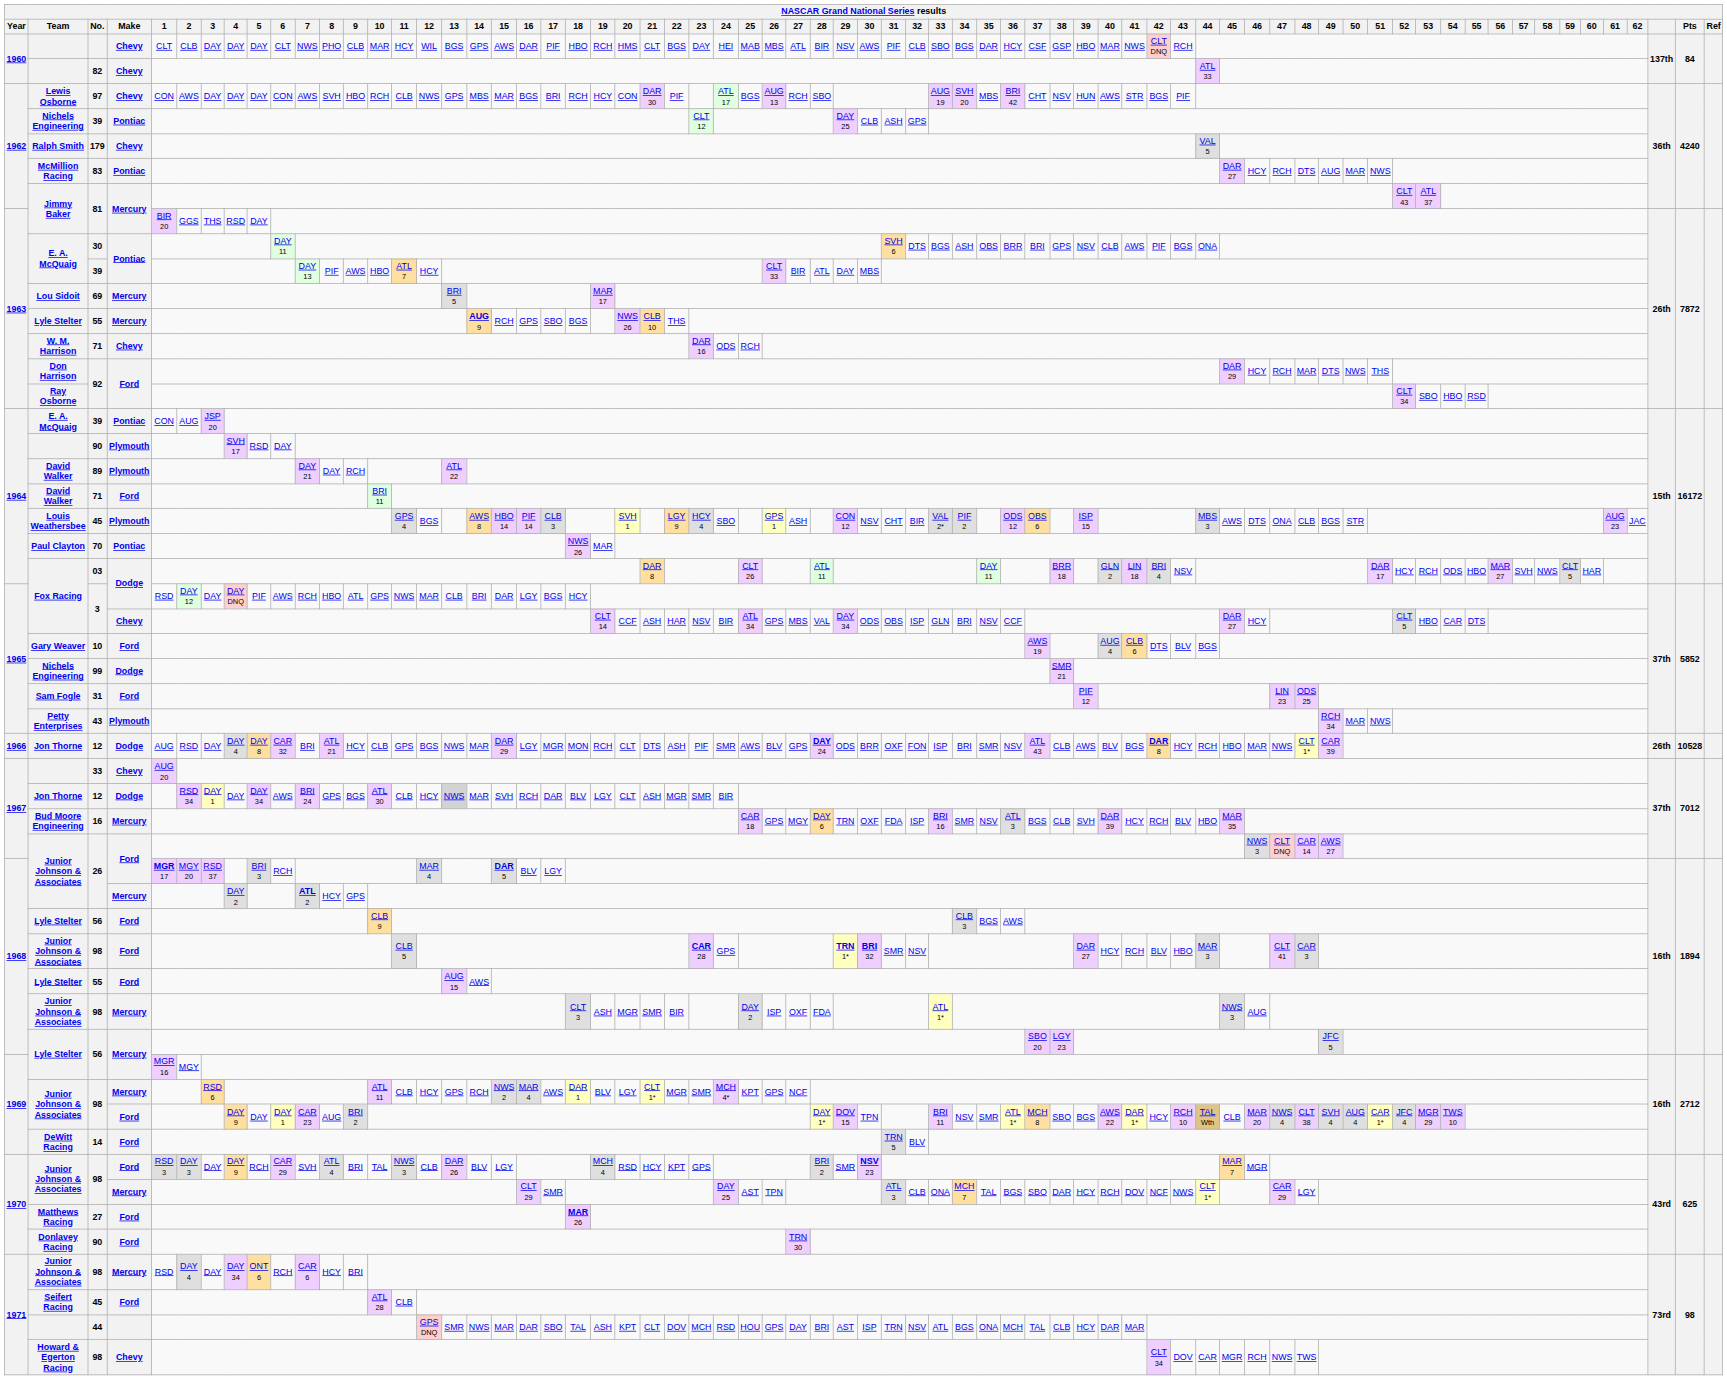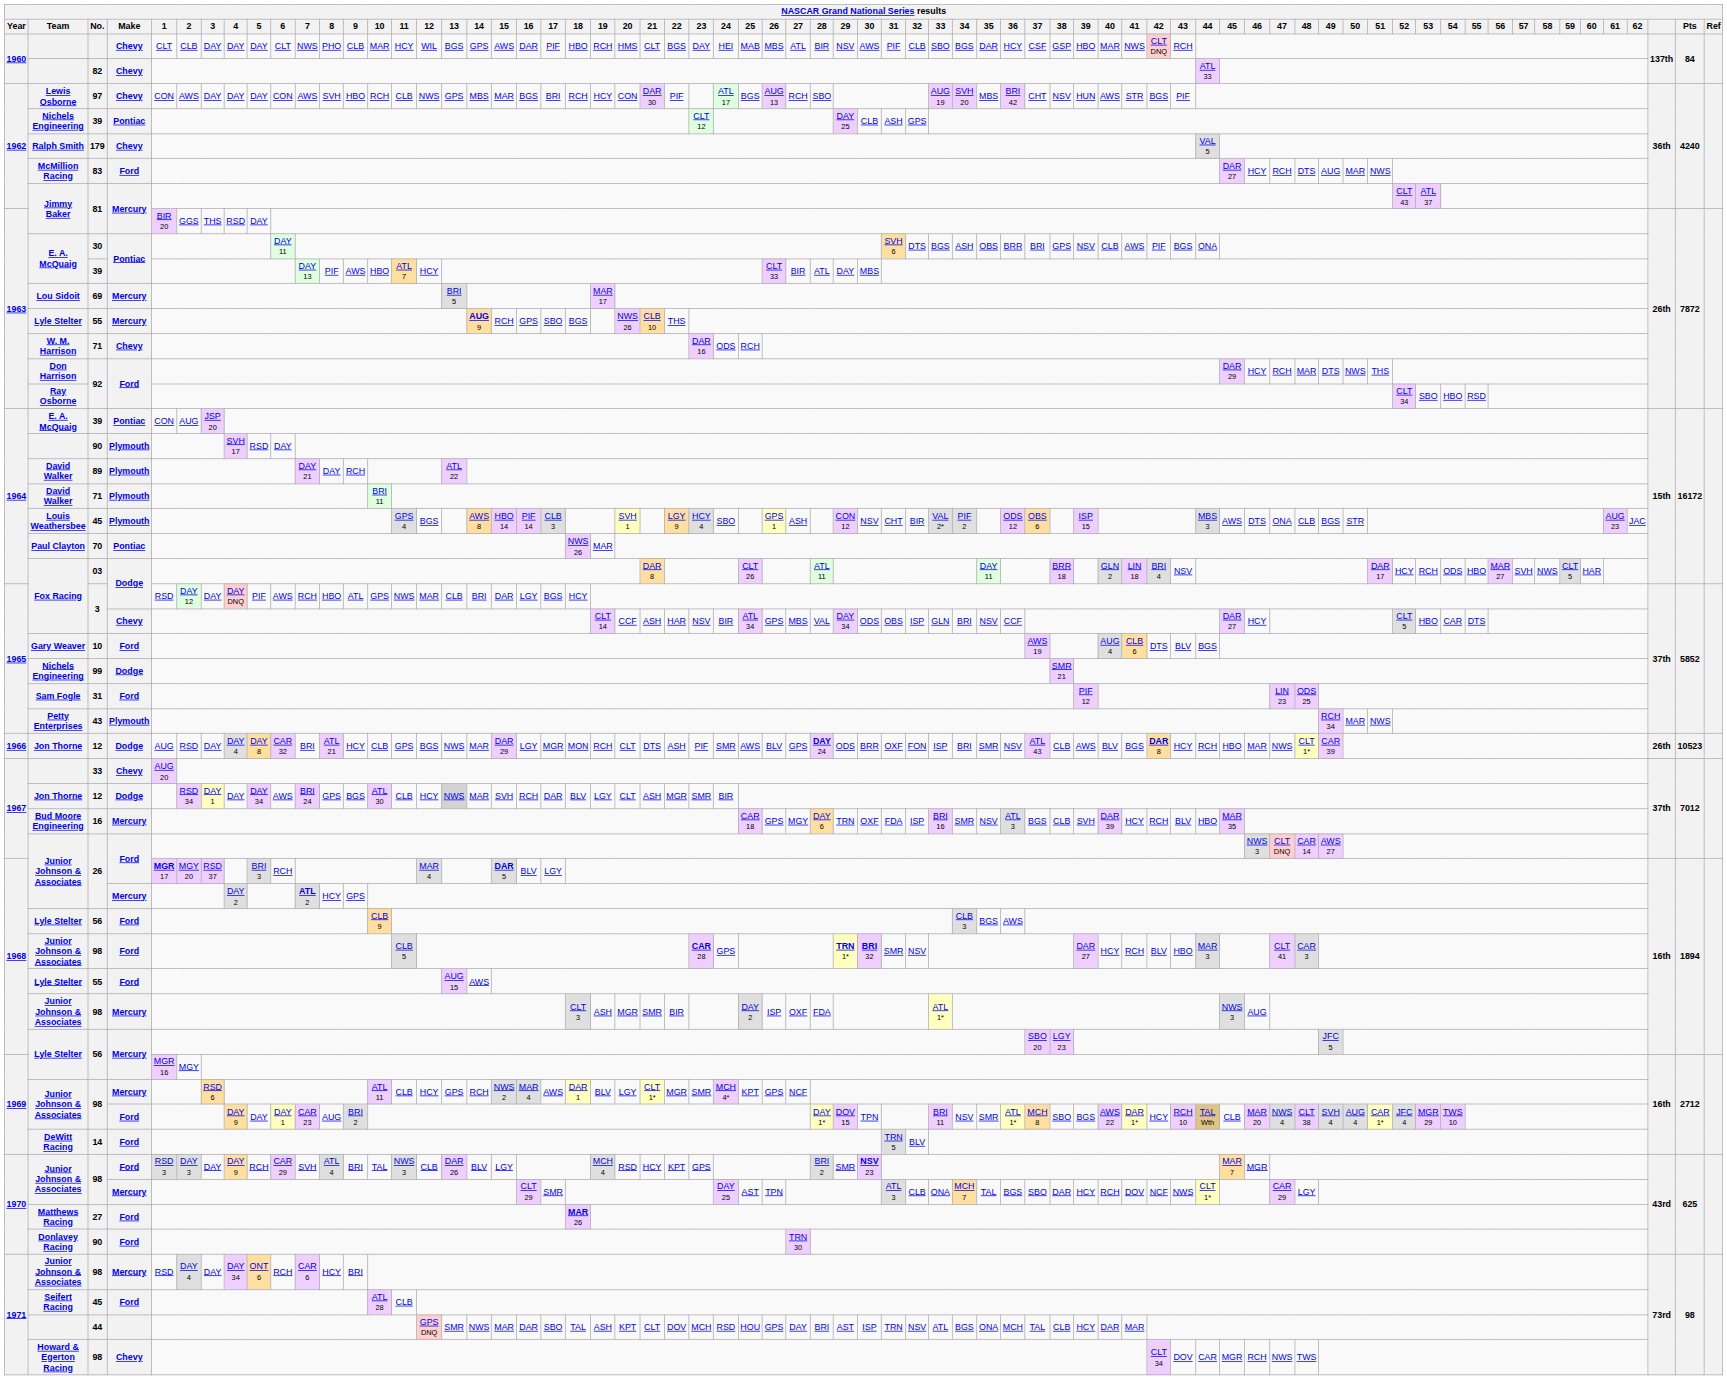(129, 171) Pontiac -> (129, 171) Ford
(129, 496) Ford -> (129, 496) Plymouth
(1690, 746) 10528 -> (1690, 746) 10523
